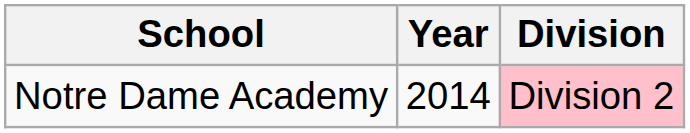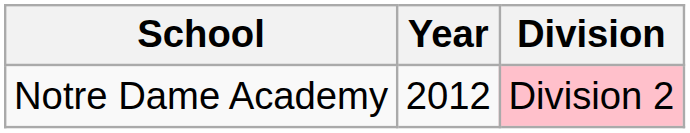(448, 95) 2014 -> (448, 95) 2012
